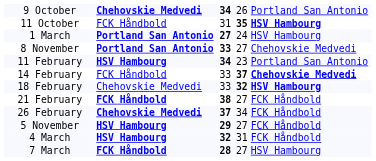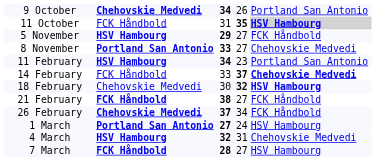(286, 23) no background -> (286, 23) lightgrey background
rows swapped: (50, 125) <-> (50, 36)
(225, 87) 33 -> (225, 87) 30
(286, 138) FCK Håndbold -> (304, 138) Chehovskie Medvedi
